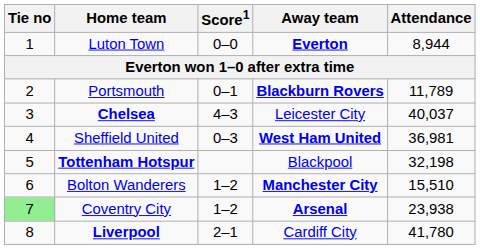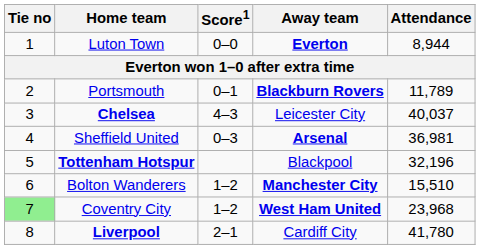(320, 138) West Ham United -> (320, 138) Arsenal
(431, 161) 32,198 -> (431, 161) 32,196
(320, 209) Arsenal -> (320, 209) West Ham United
(431, 209) 23,938 -> (431, 209) 23,968
